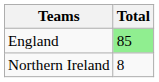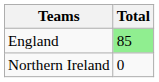(120, 64) 8 -> (120, 64) 0
